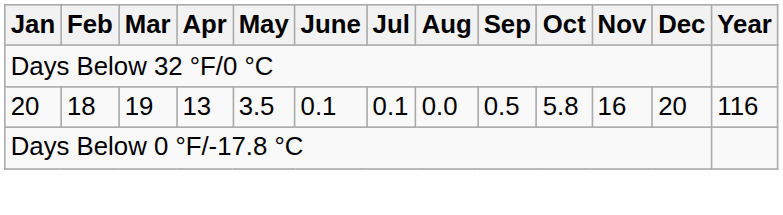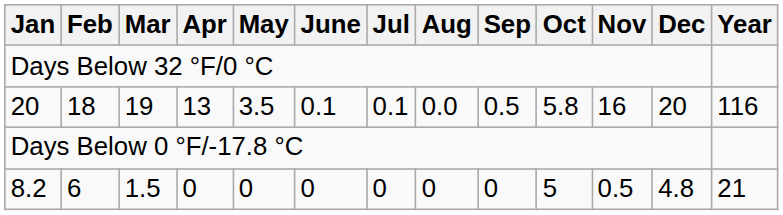+ row: (29, 188)
